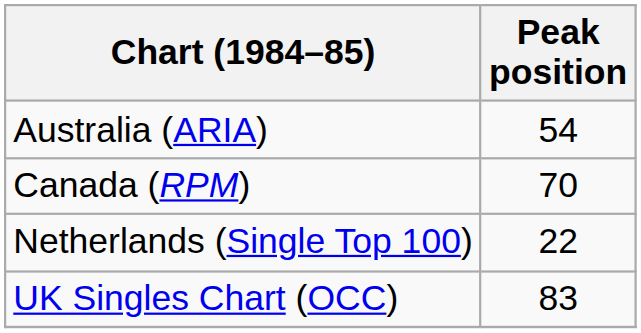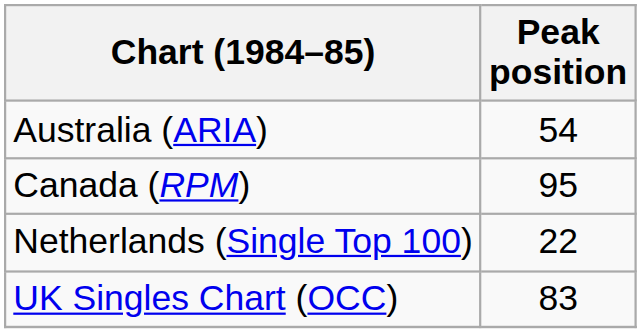(558, 185) 70 -> (558, 185) 95
